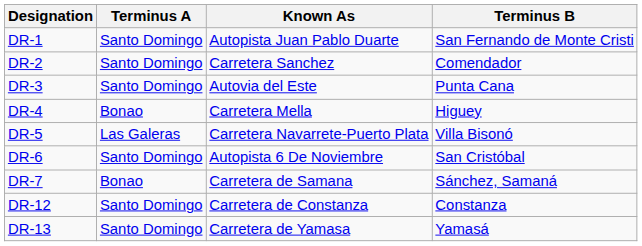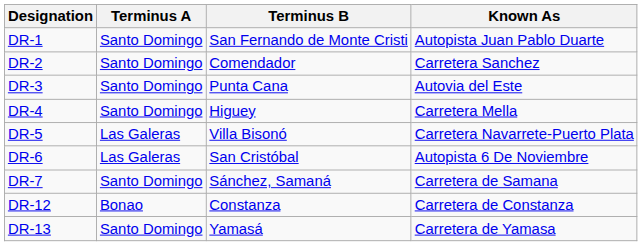columns swapped: (535, 16) <-> (319, 16)
(121, 110) Bonao -> (151, 110) Santo Domingo
(151, 157) Santo Domingo -> (140, 157) Las Galeras
(121, 181) Bonao -> (151, 181) Santo Domingo
(151, 205) Santo Domingo -> (121, 205) Bonao
